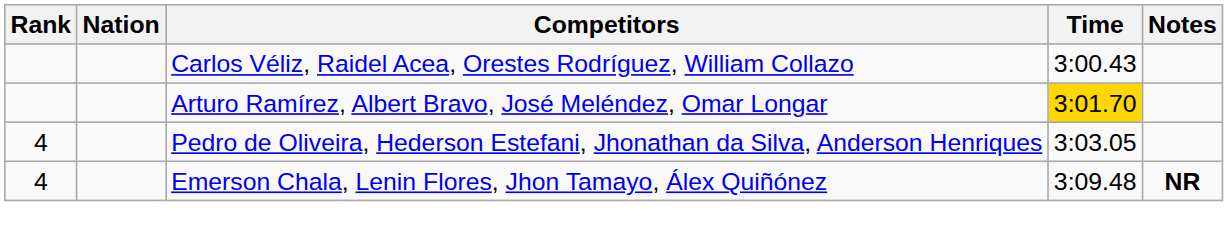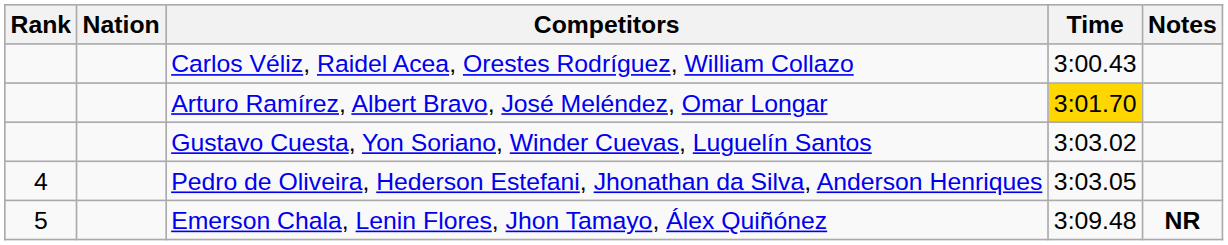+ row: (521, 142)
(41, 182) 4 -> (41, 221) 5
